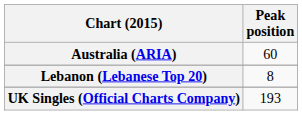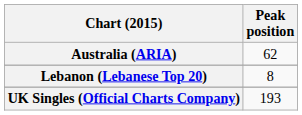(270, 53) 60 -> (270, 53) 62
